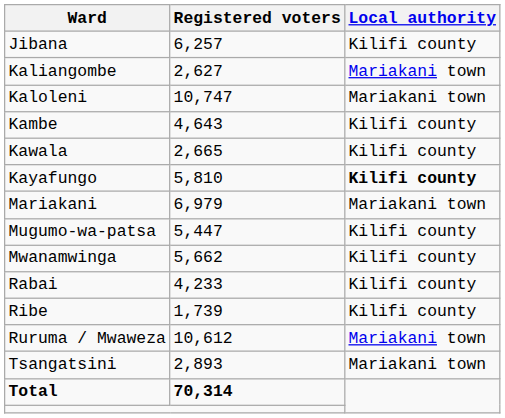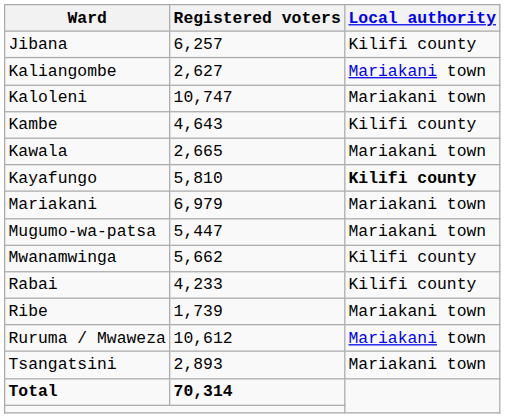(412, 151) Kilifi county -> (417, 151) Mariakani town
(412, 232) Kilifi county -> (417, 232) Mariakani town
(412, 312) Kilifi county -> (417, 312) Mariakani town
